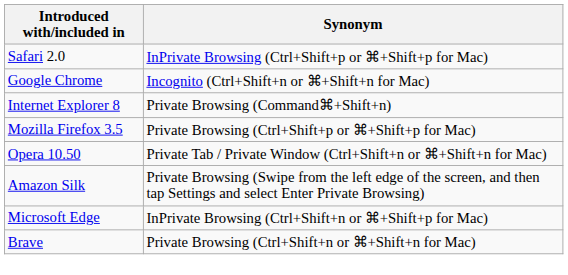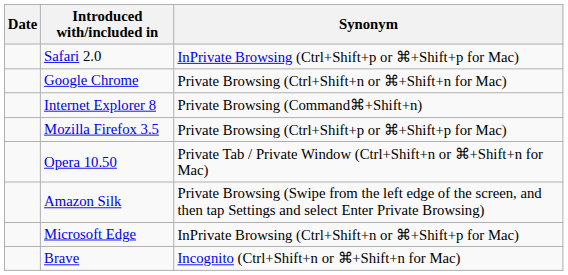+ column: (23, 24)
(288, 81) Incognito (Ctrl+Shift+n or ⌘+Shift+n for Mac) -> (342, 81) Private Browsing (Ctrl+Shift+n or ⌘+Shift+n for Mac)
(311, 242) Private Browsing (Ctrl+Shift+n or ⌘+Shift+n for Mac) -> (319, 259) Incognito (Ctrl+Shift+n or ⌘+Shift+n for Mac)
